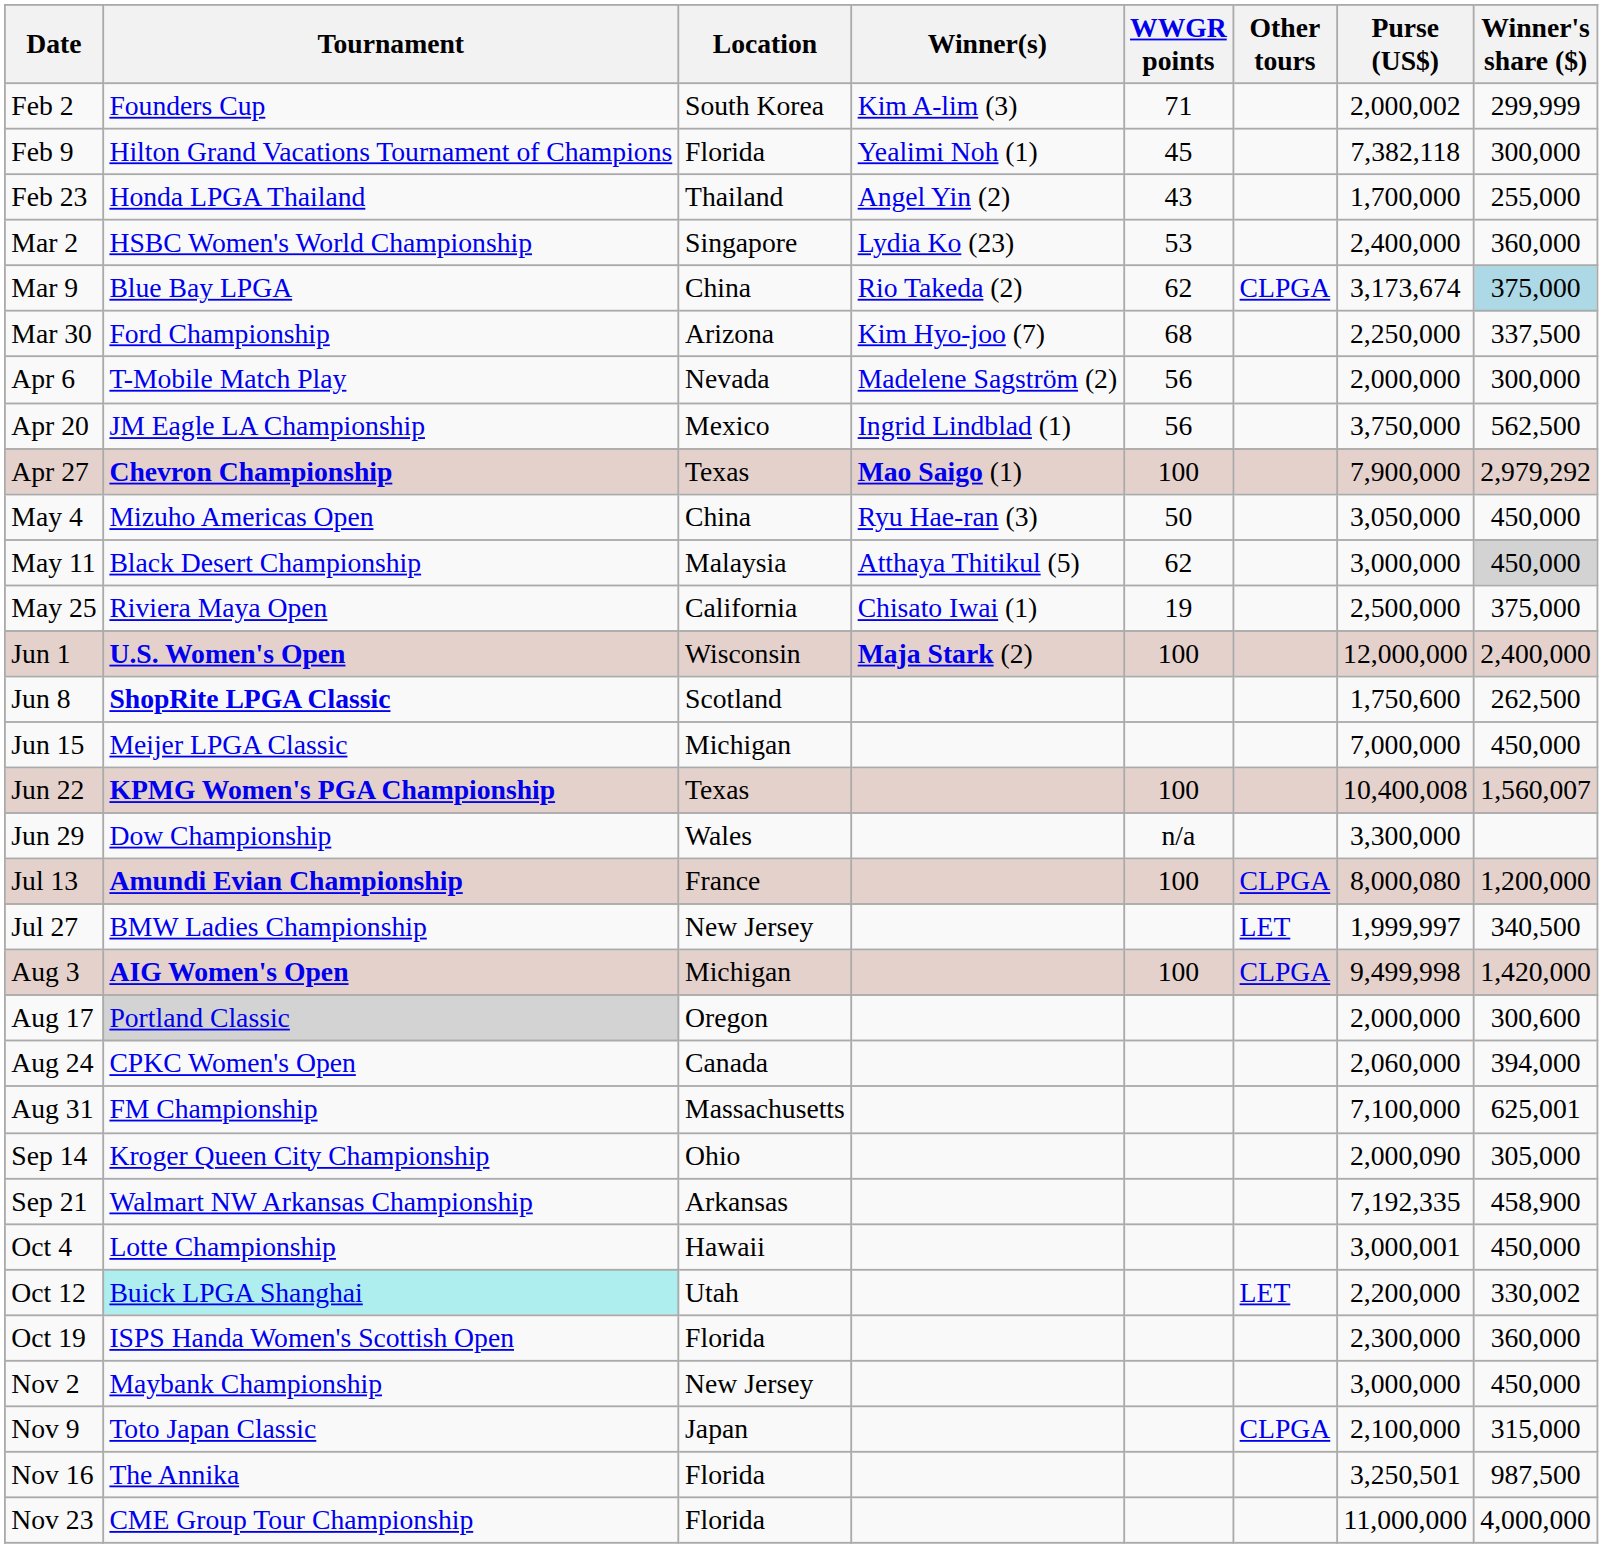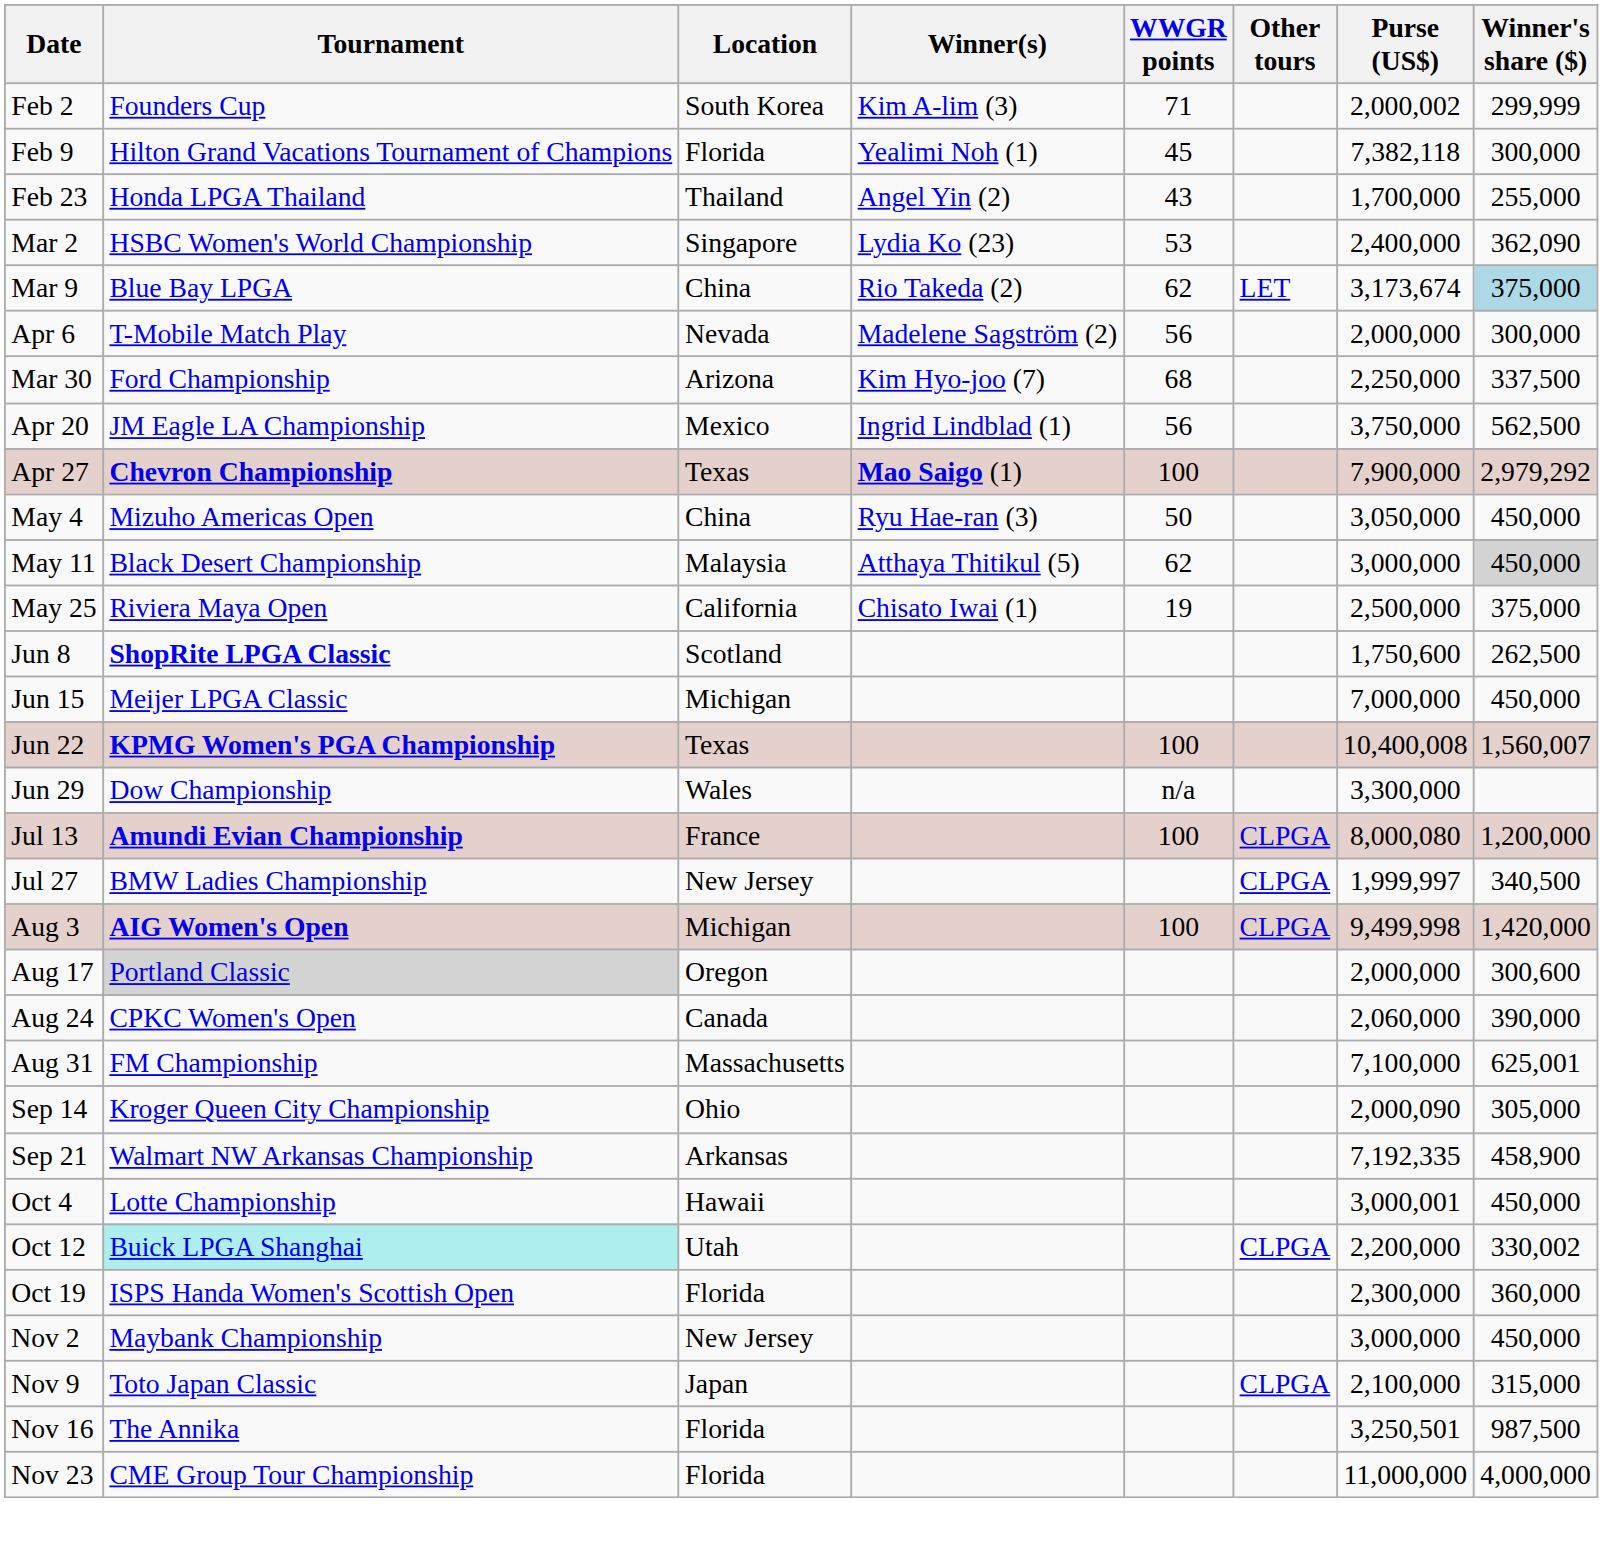(1536, 242) 360,000 -> (1536, 242) 362,090
(1285, 288) CLPGA -> (1265, 288) LET
rows swapped: (52, 333) <-> (43, 379)
- row: (41, 653)
(1265, 926) LET -> (1285, 881) CLPGA
(1536, 1063) 394,000 -> (1536, 1018) 390,000
(1265, 1291) LET -> (1285, 1246) CLPGA
